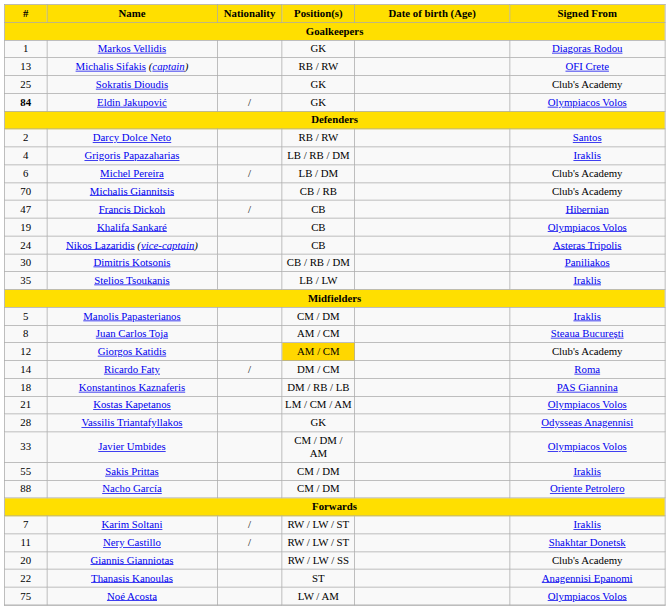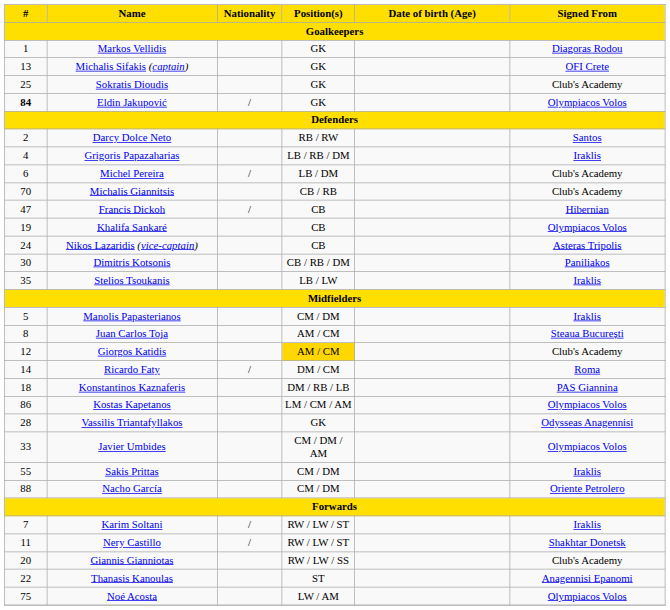(318, 67) RB / RW -> (318, 67) GK
(26, 405) 21 -> (26, 405) 86
